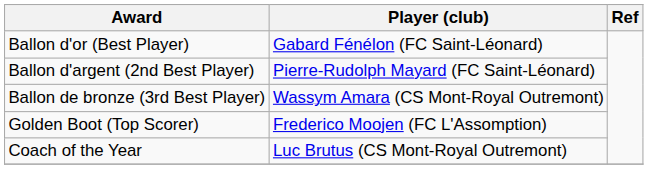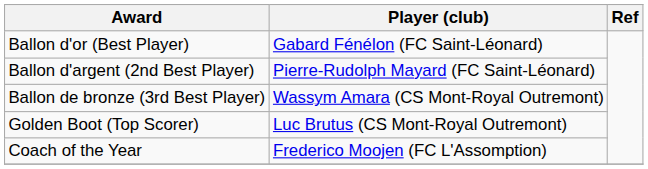(410, 124) Frederico Moojen (FC L'Assomption) -> (420, 124) Luc Brutus (CS Mont-Royal Outremont)
(420, 151) Luc Brutus (CS Mont-Royal Outremont) -> (410, 151) Frederico Moojen (FC L'Assomption)
